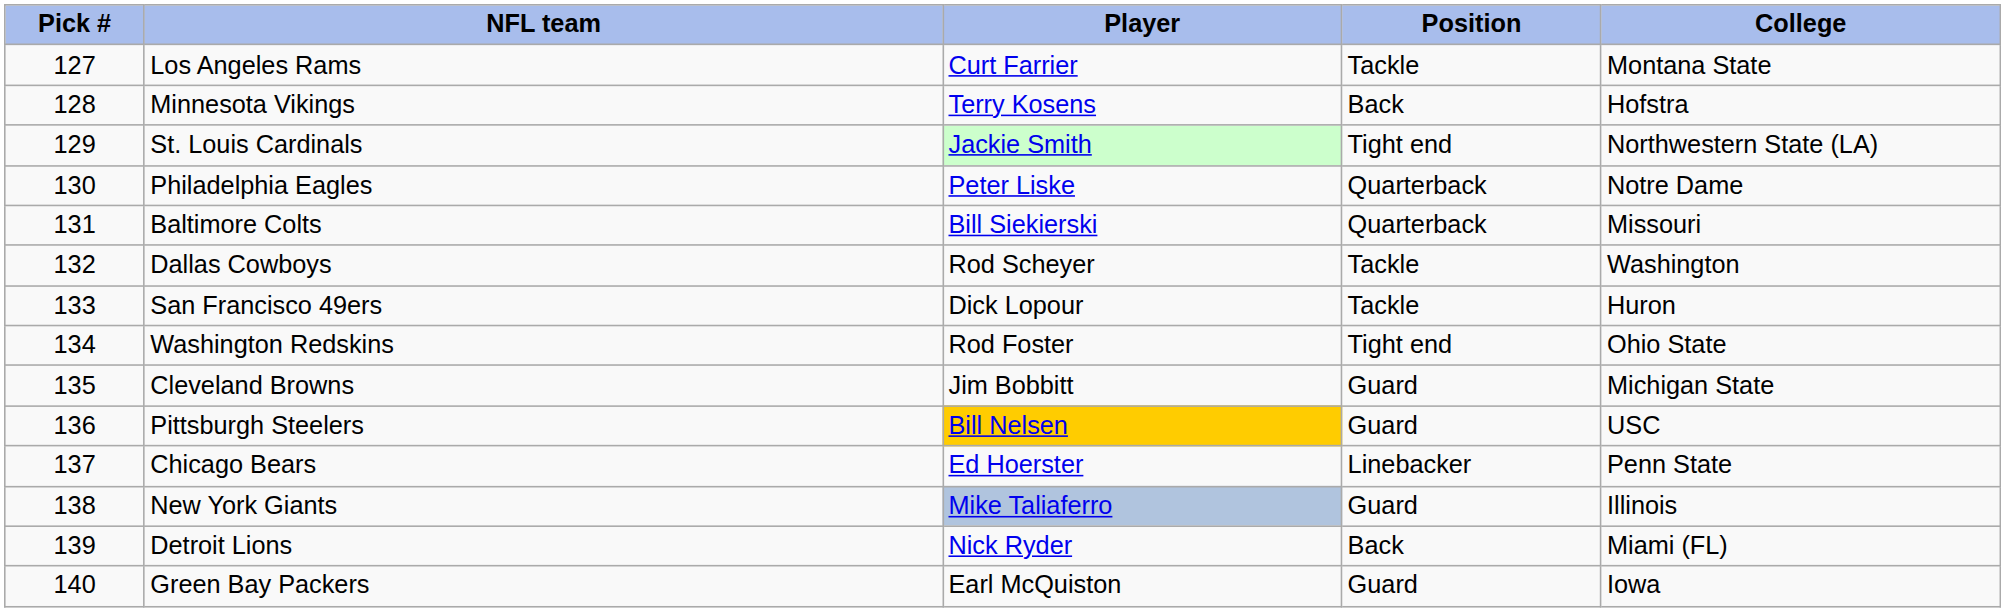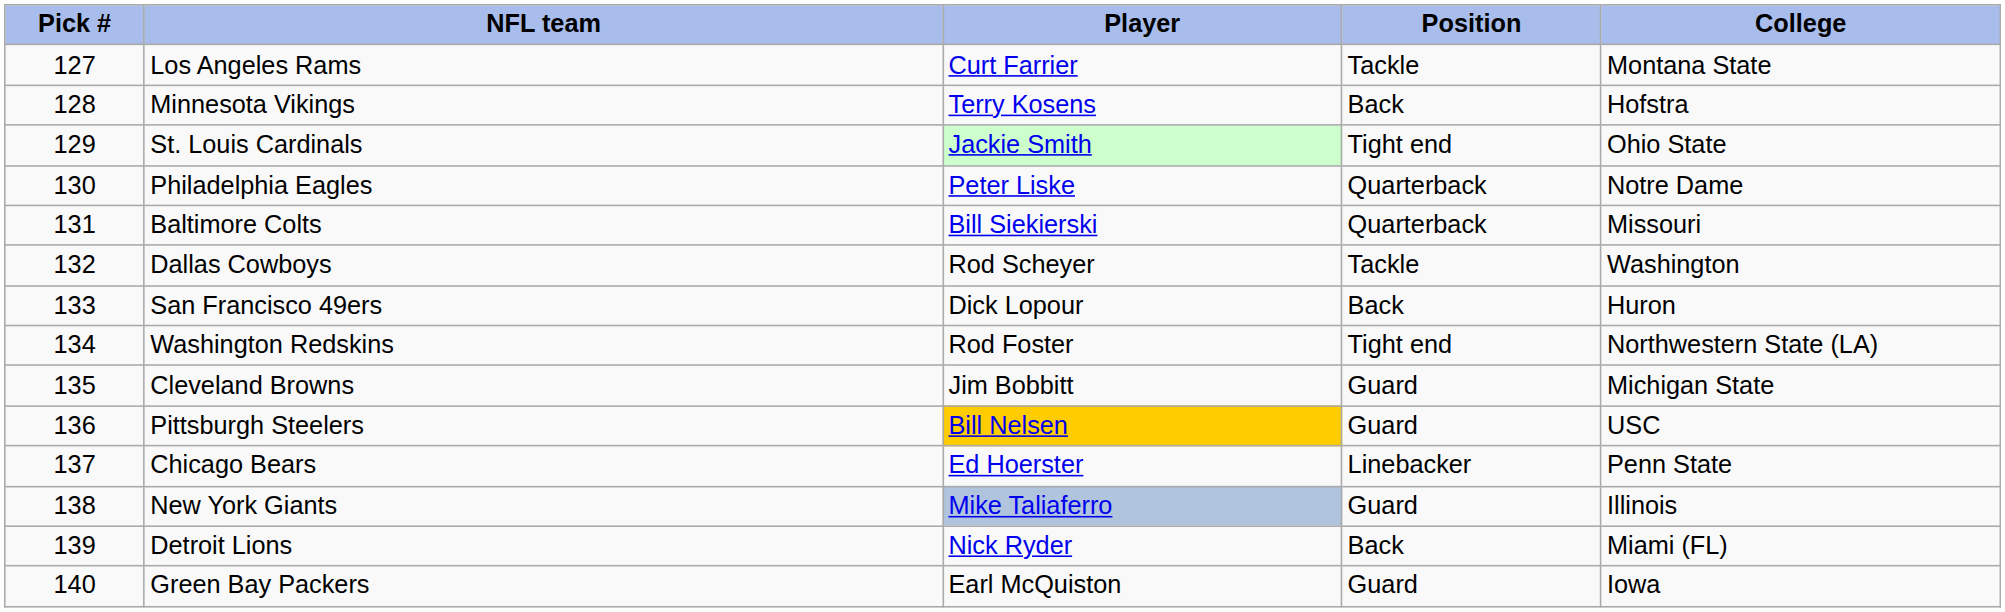(1743, 144) Northwestern State (LA) -> (1667, 144) Ohio State
(1383, 305) Tackle -> (1376, 305) Back
(1667, 345) Ohio State -> (1743, 345) Northwestern State (LA)
